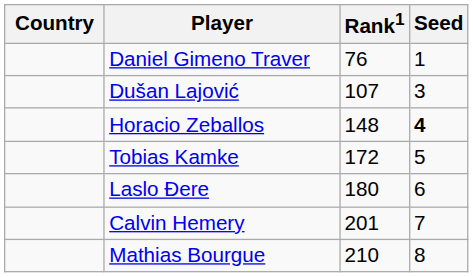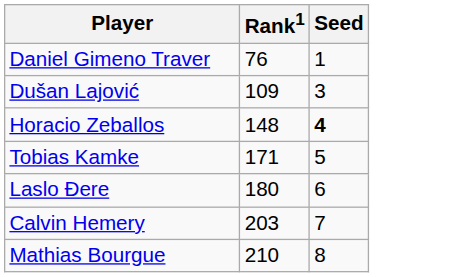- column: (55, 23)
(362, 91) 107 -> (262, 91) 109
(362, 157) 172 -> (262, 157) 171
(362, 222) 201 -> (262, 222) 203
